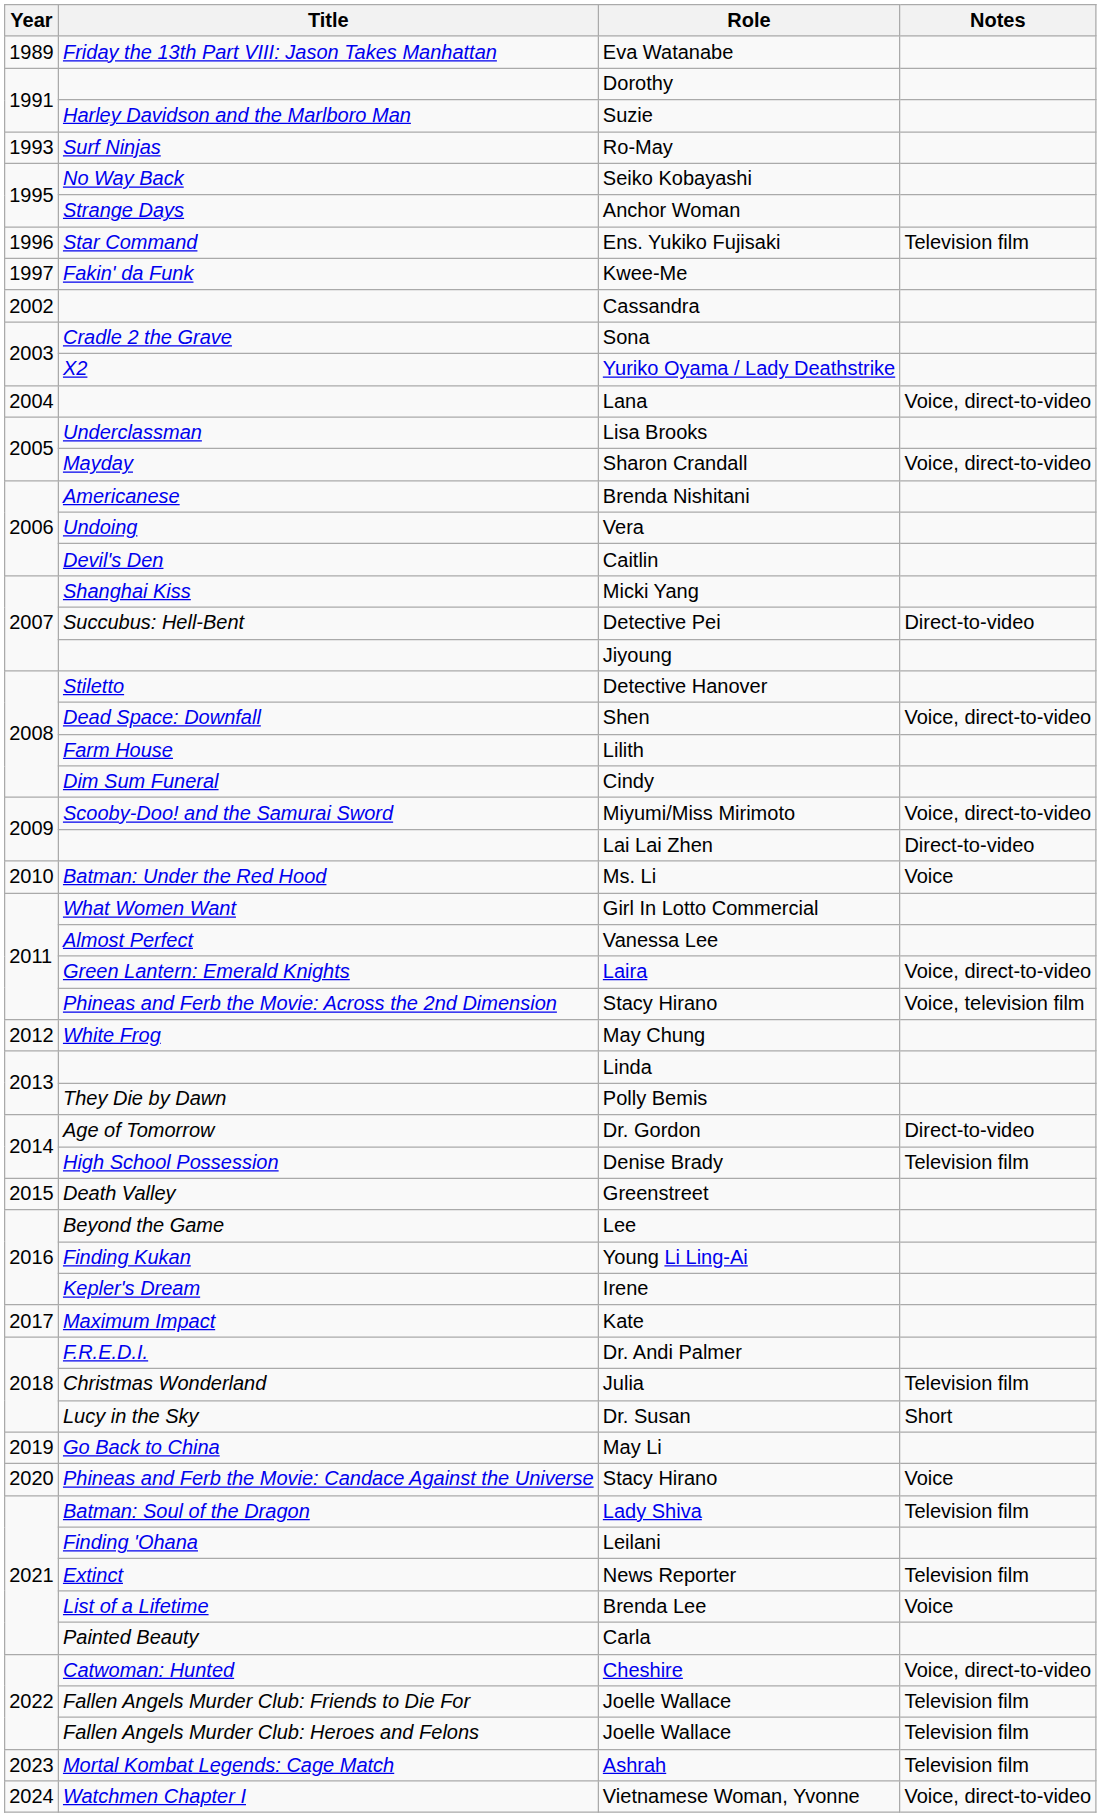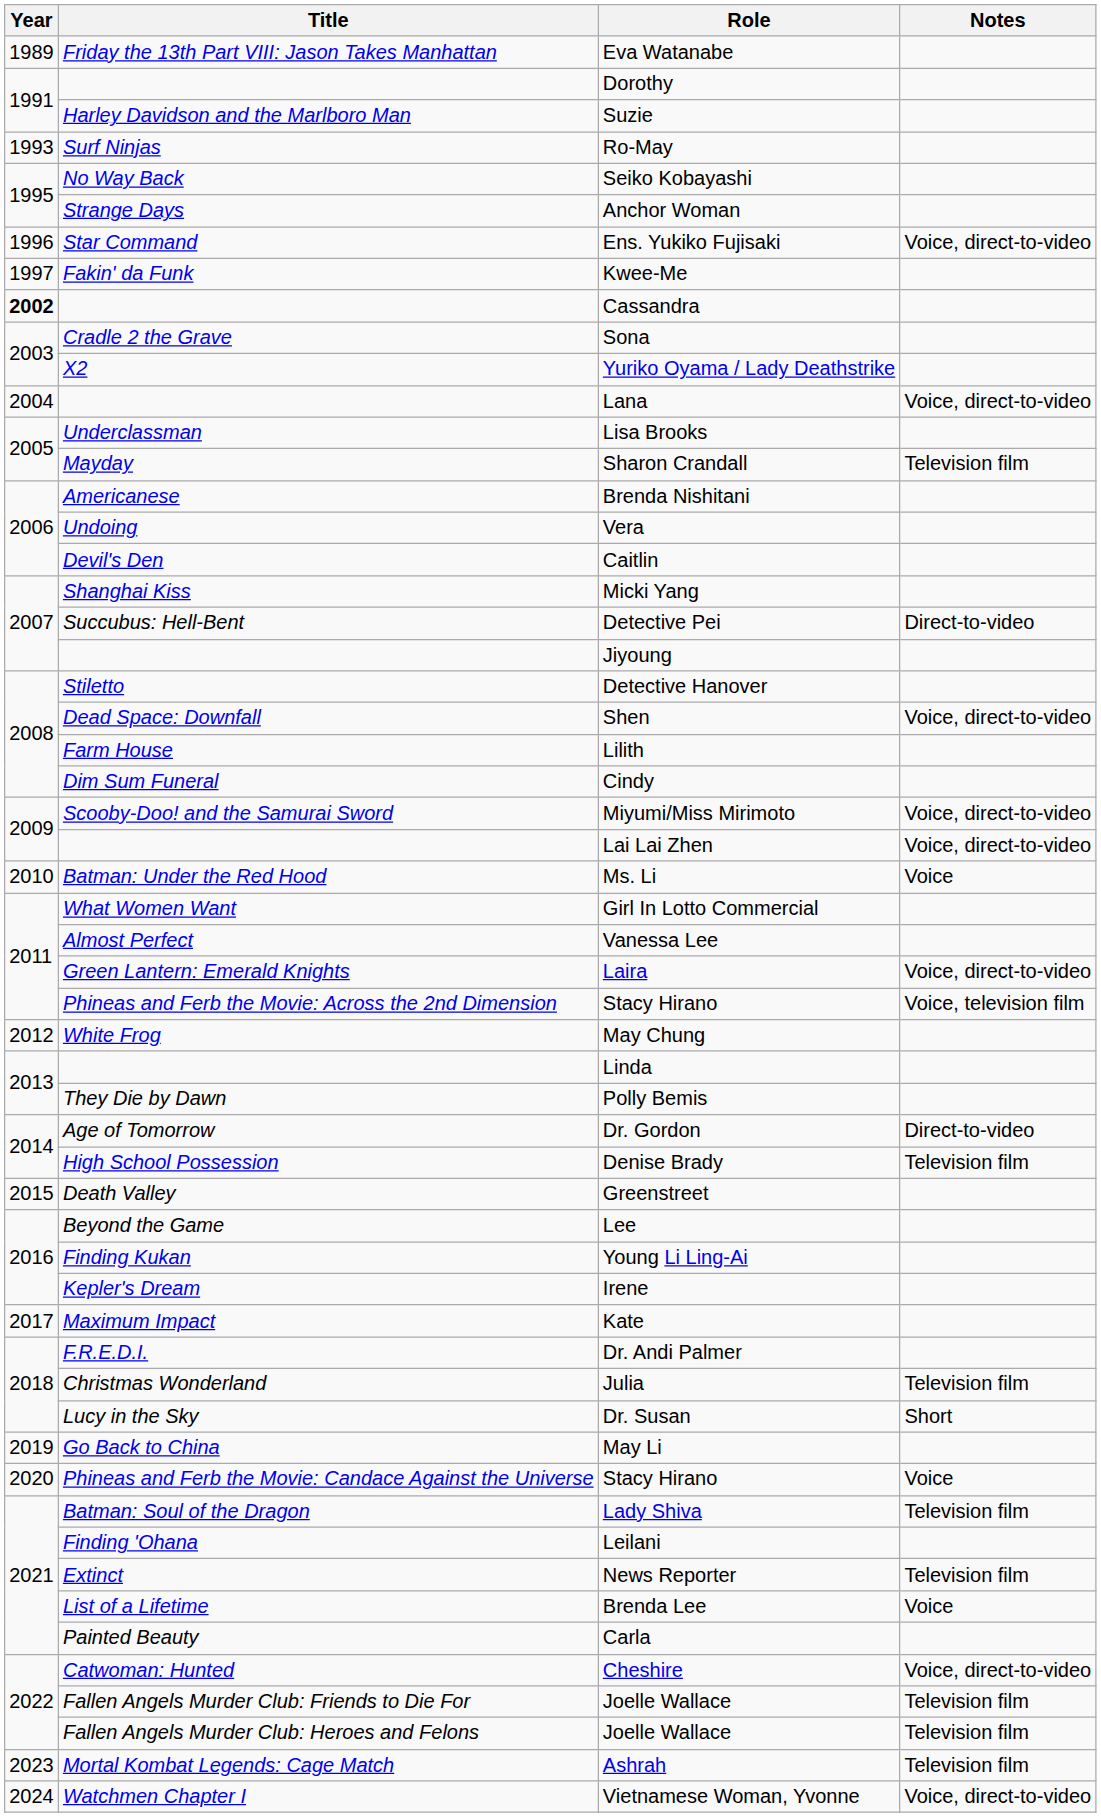(967, 242) Television film -> (998, 242) Voice, direct-to-video
(31, 305) normal -> (31, 305) bold
(998, 464) Voice, direct-to-video -> (967, 464) Television film
(969, 845) Direct-to-video -> (998, 845) Voice, direct-to-video
